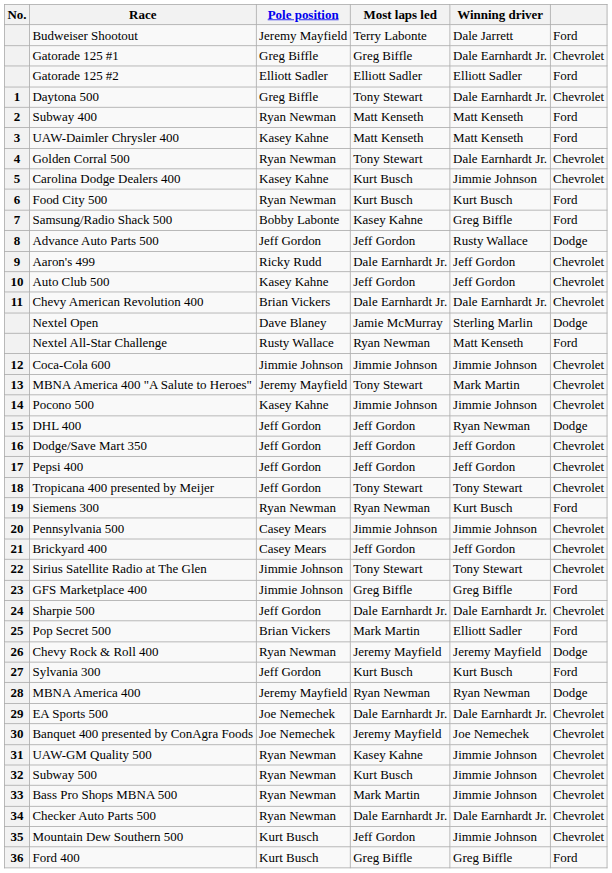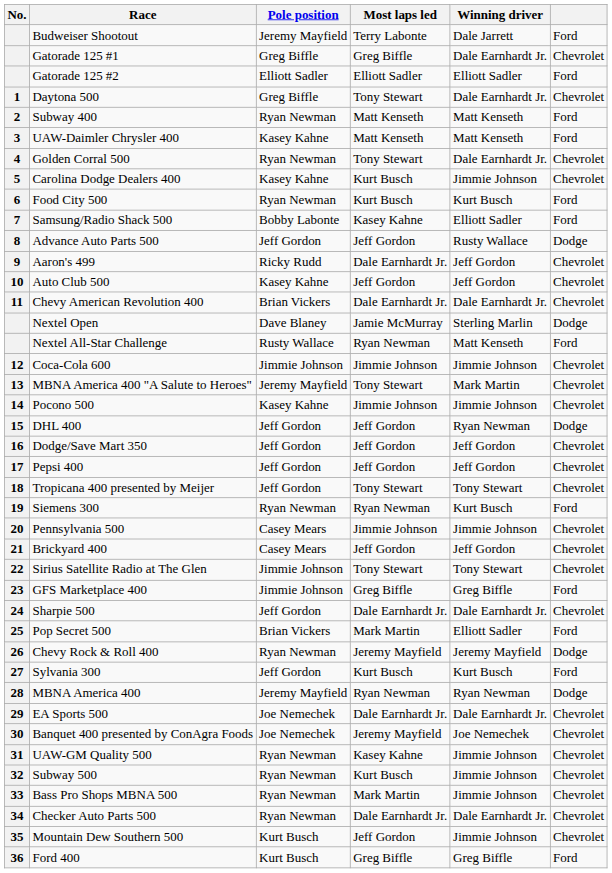(483, 220) Greg Biffle -> (487, 220) Elliott Sadler
